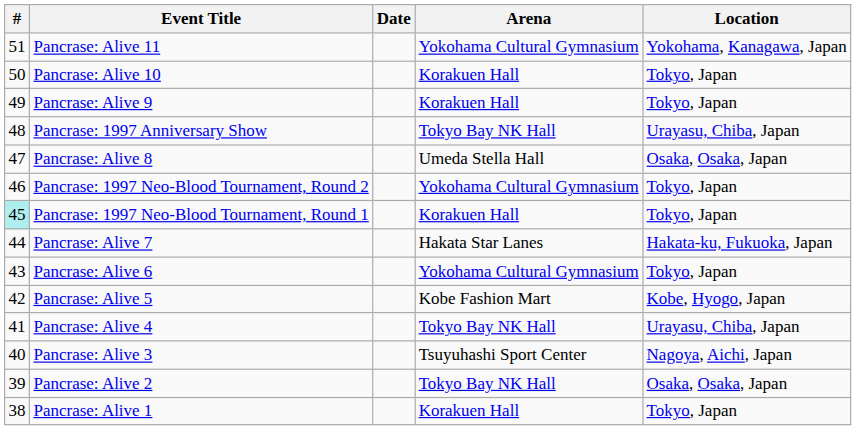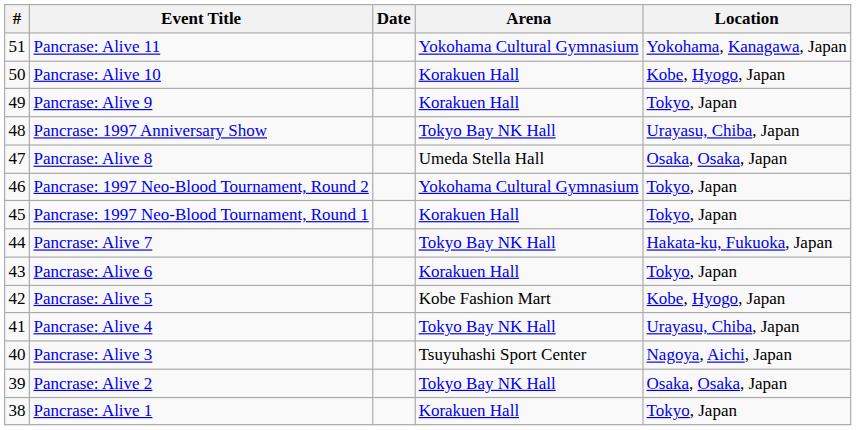(692, 74) Tokyo, Japan -> (716, 74) Kobe, Hyogo, Japan
(17, 215) paleturquoise background -> (17, 215) no background
(481, 243) Hakata Star Lanes -> (487, 243) Tokyo Bay NK Hall
(529, 271) Yokohama Cultural Gymnasium -> (469, 271) Korakuen Hall
